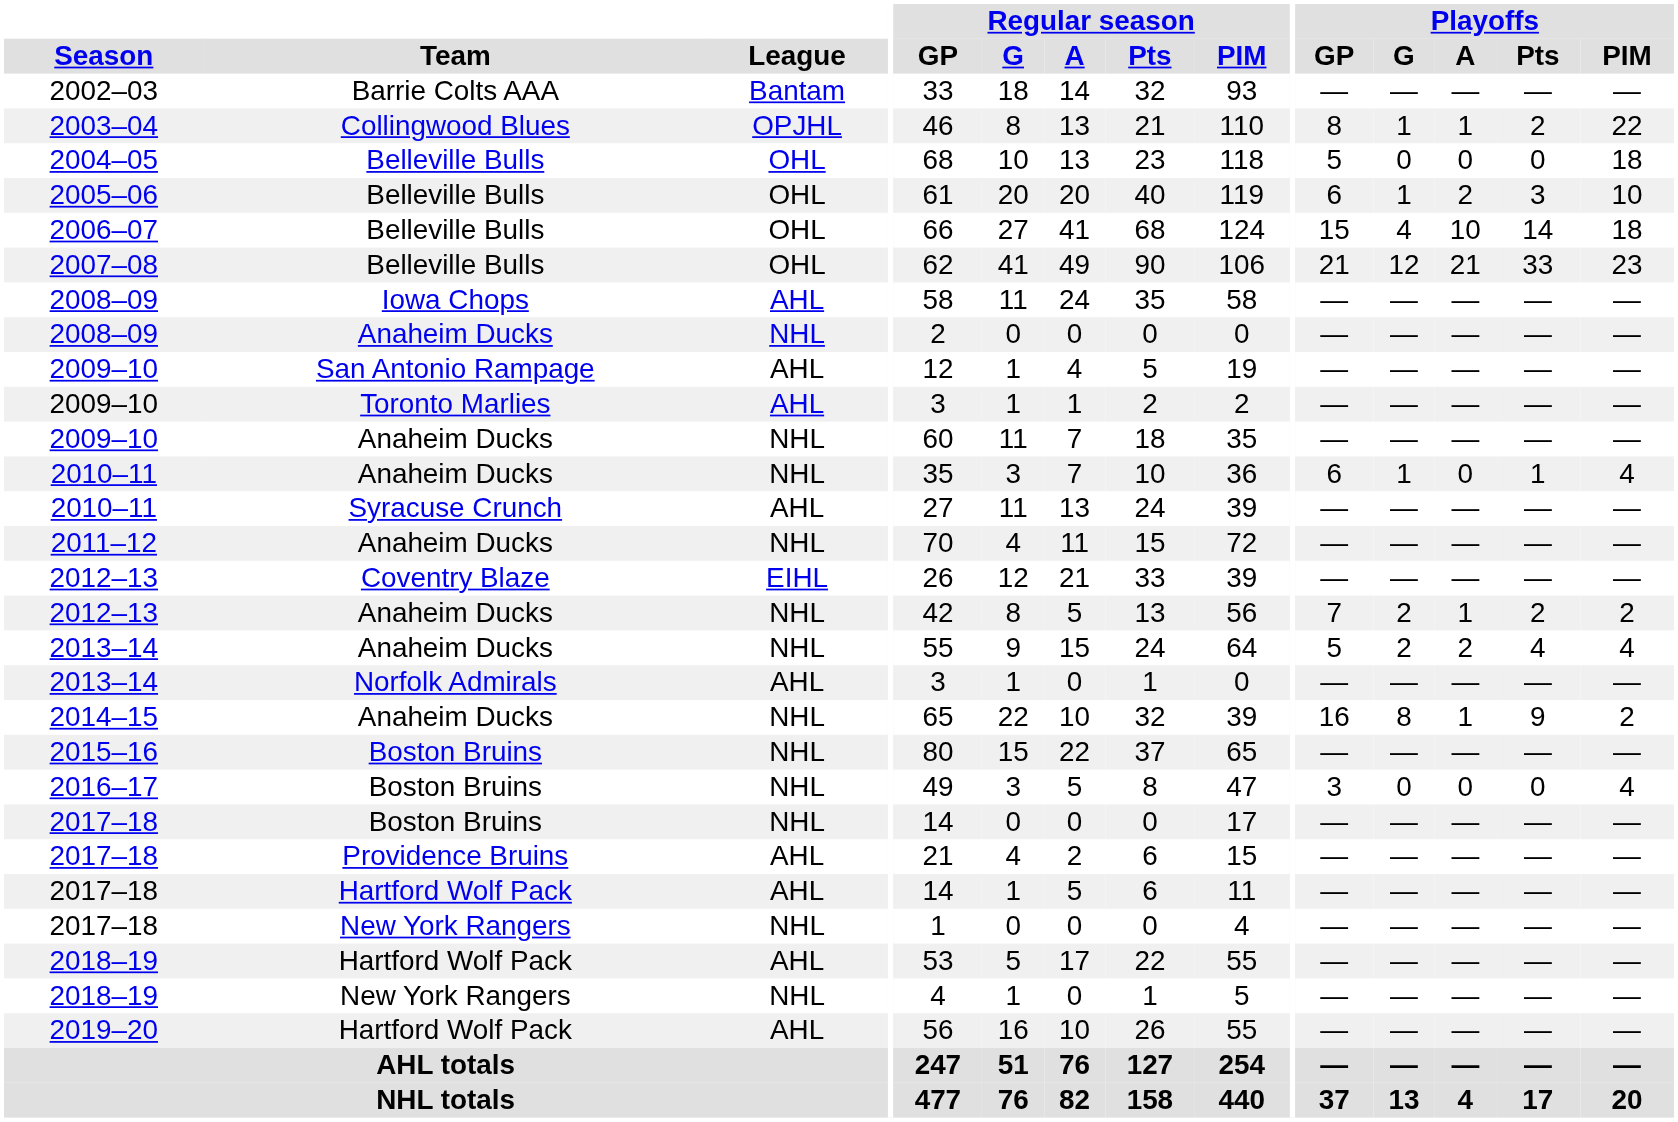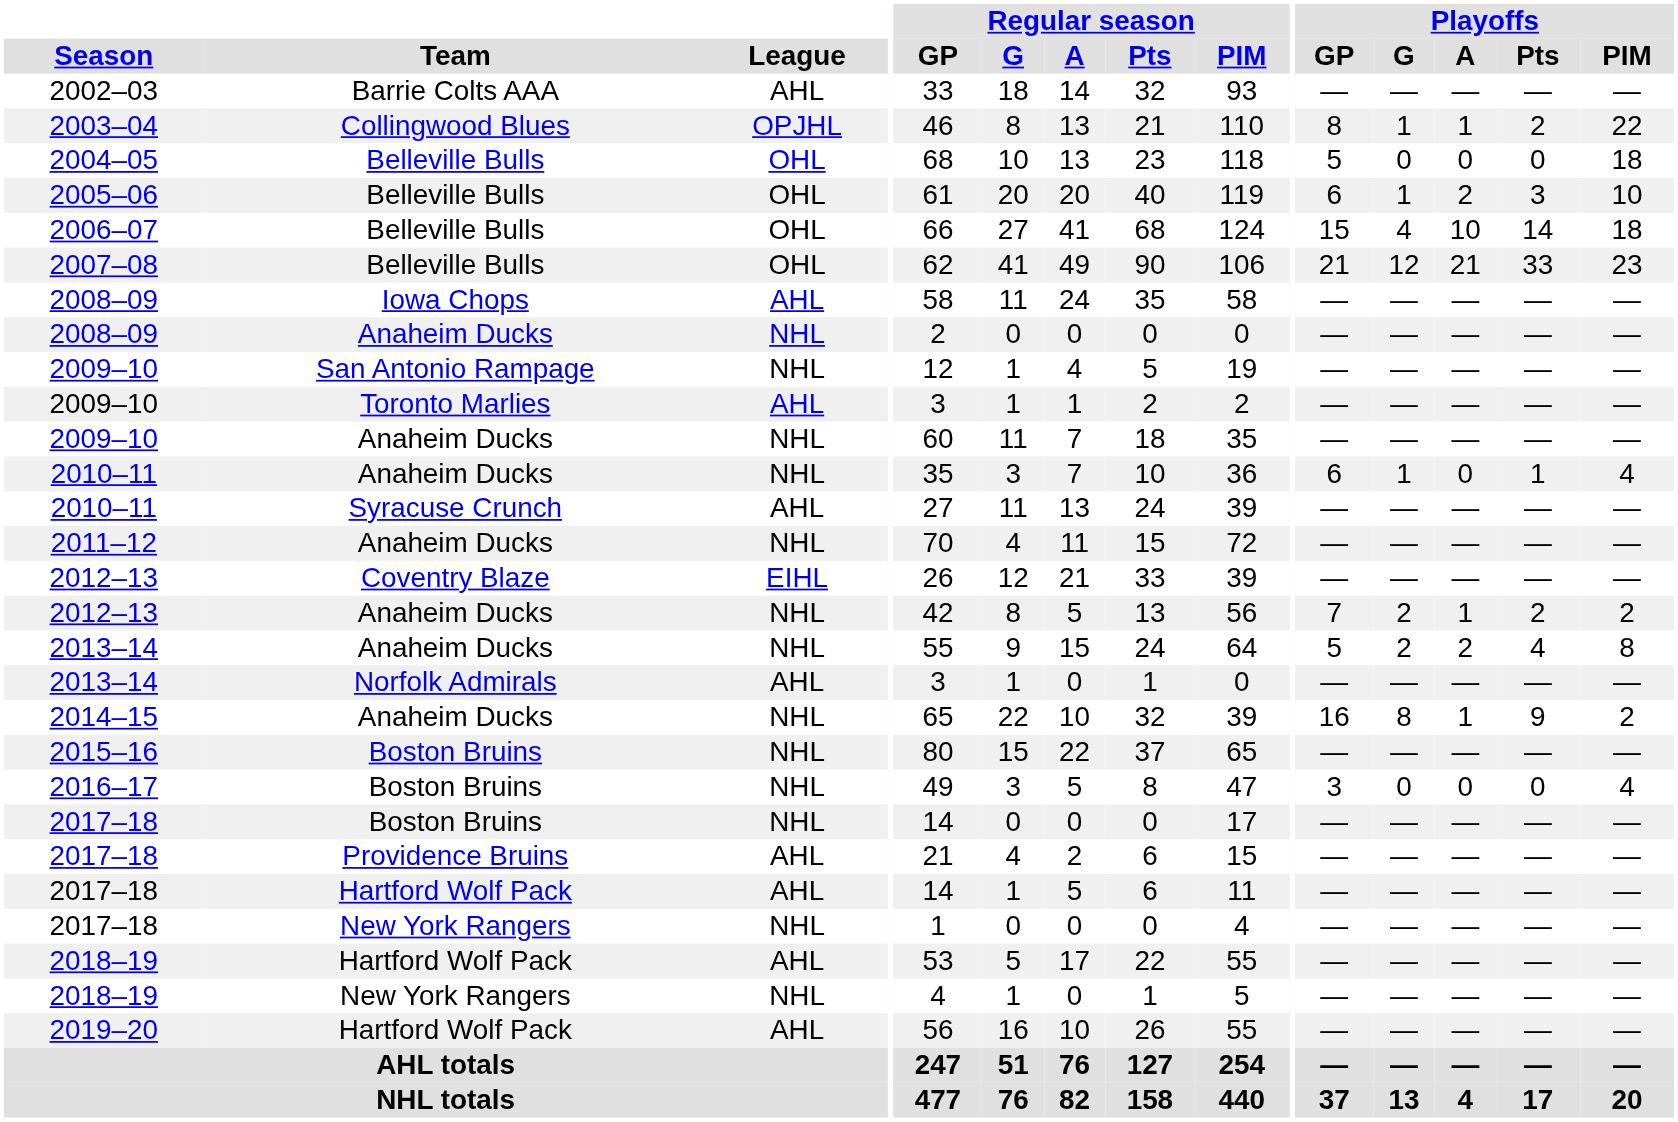(797, 90) Bantam -> (797, 90) AHL
(797, 369) AHL -> (797, 369) NHL
(1627, 647) 4 -> (1627, 647) 8
